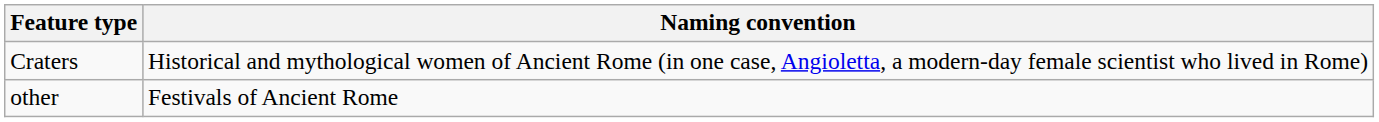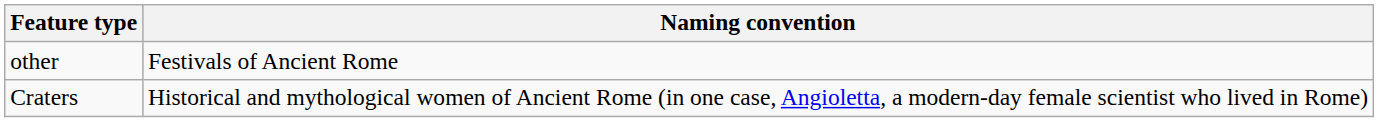rows swapped: (44, 60) <-> (34, 97)
